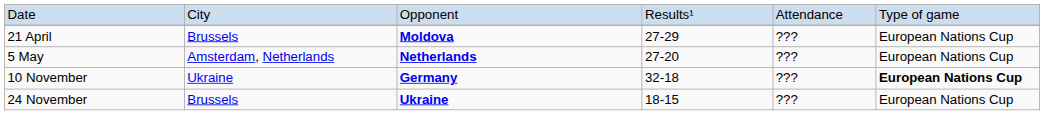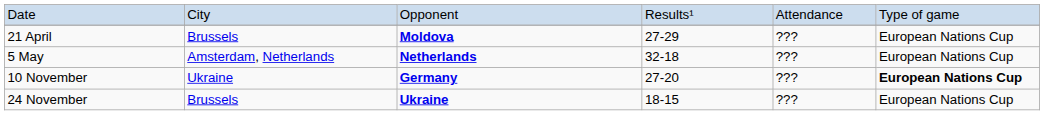(662, 57) 27-20 -> (662, 57) 32-18
(662, 78) 32-18 -> (662, 78) 27-20
